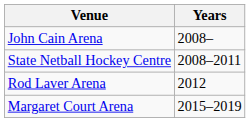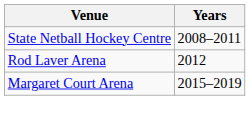- row: (55, 38)
